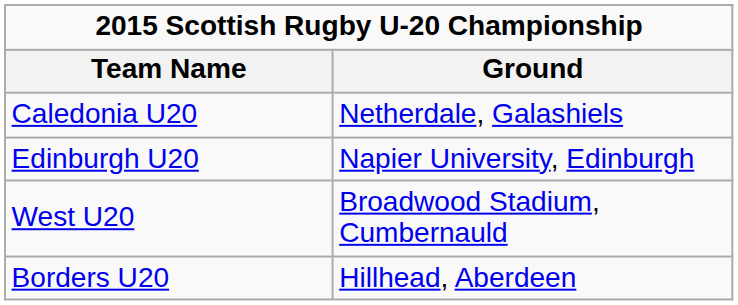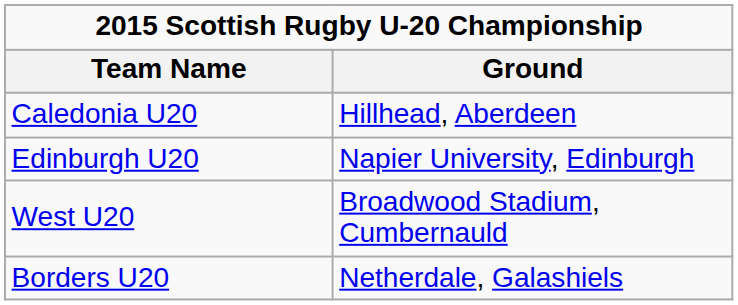(481, 114) Netherdale, Galashiels -> (458, 114) Hillhead, Aberdeen
(458, 277) Hillhead, Aberdeen -> (481, 277) Netherdale, Galashiels
